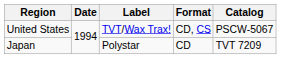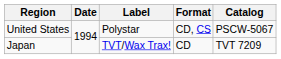(136, 29) TVT/Wax Trax! -> (121, 29) Polystar
(121, 45) Polystar -> (136, 45) TVT/Wax Trax!
